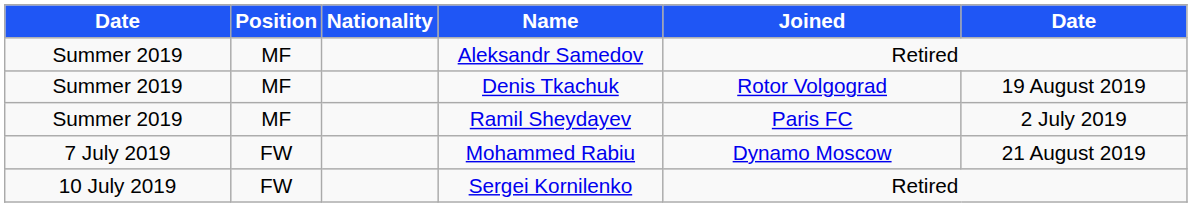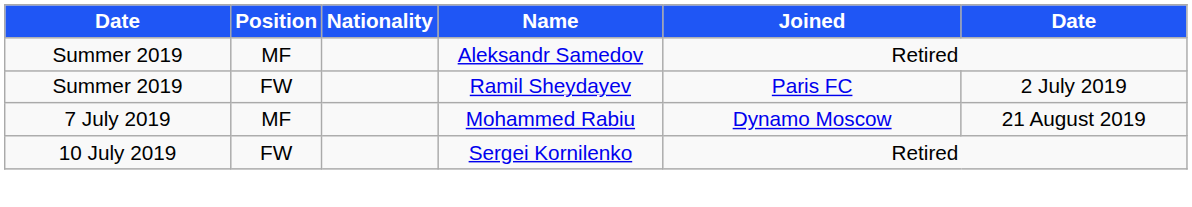- row: (550, 87)
(276, 120) MF -> (276, 87) FW
(276, 153) FW -> (276, 120) MF
